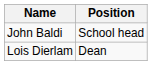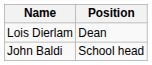rows swapped: (35, 32) <-> (40, 51)
